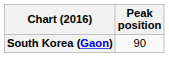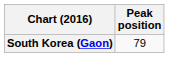(140, 43) 90 -> (140, 43) 79
